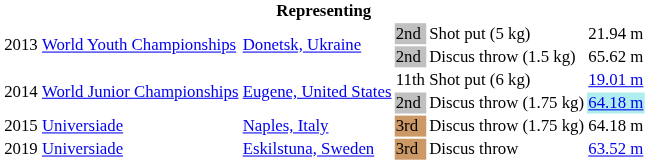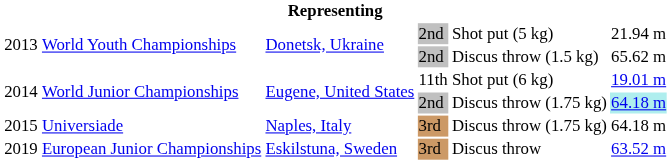(83, 149) Universiade -> (152, 149) European Junior Championships
